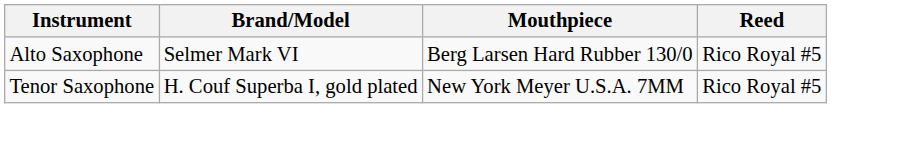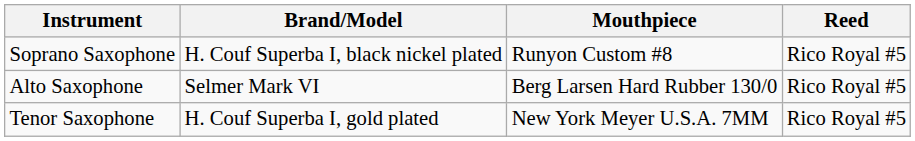+ row: (92, 53)
